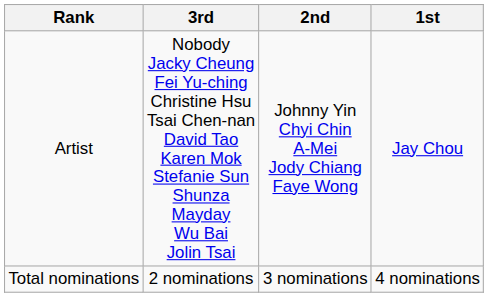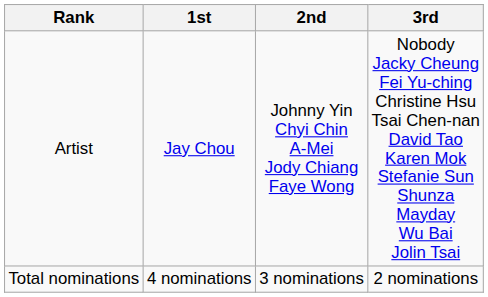columns swapped: (428, 17) <-> (201, 17)
